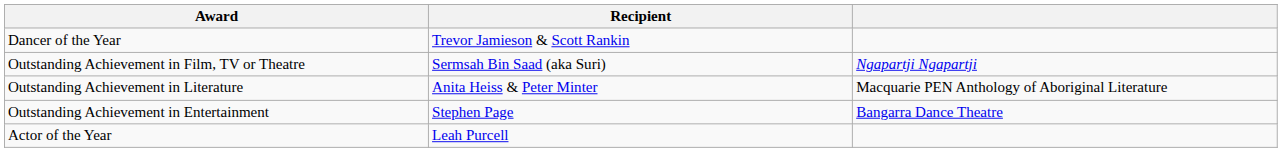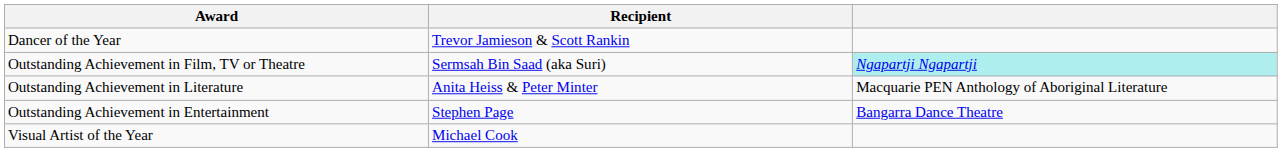(917, 64) no background -> (917, 64) paleturquoise background
- row: (60, 135)
+ row: (80, 135)
